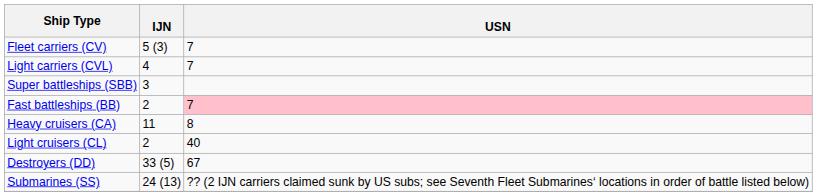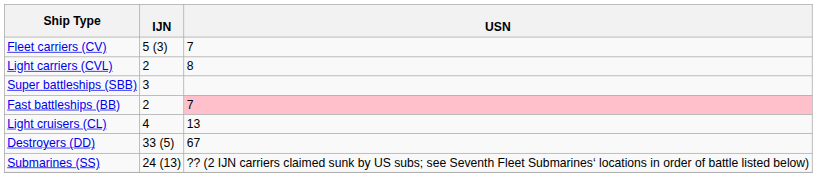(146, 66) 4 -> (146, 66) 2
(190, 66) 7 -> (190, 66) 8
- row: (62, 124)
(146, 143) 2 -> (146, 124) 4
(193, 143) 40 -> (193, 124) 13
